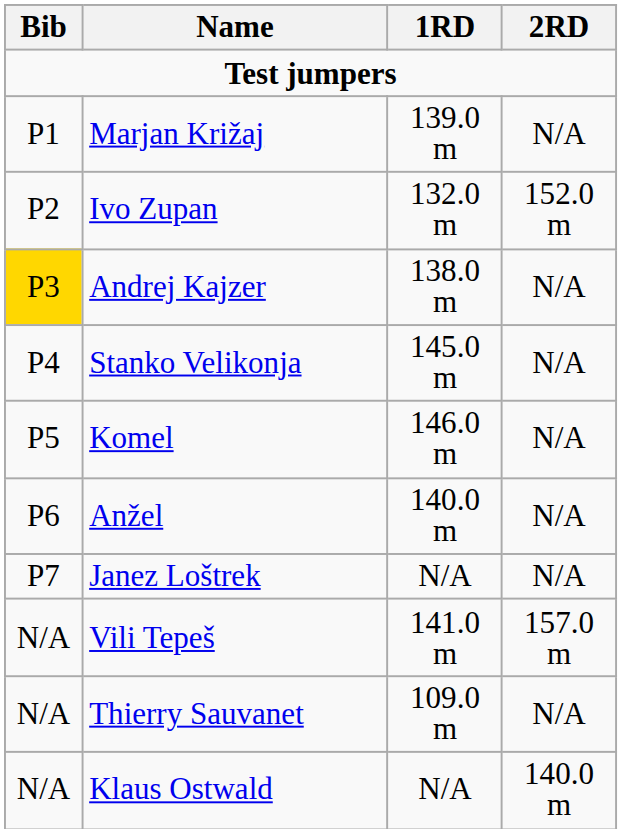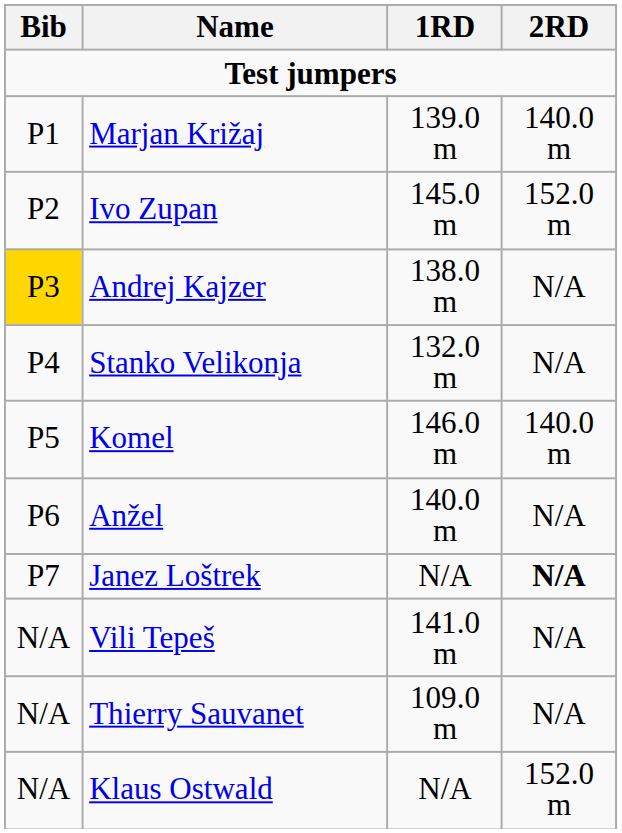(559, 133) N/A -> (559, 133) 140.0 m
(445, 209) 132.0 m -> (445, 209) 145.0 m
(445, 362) 145.0 m -> (445, 362) 132.0 m
(559, 438) N/A -> (559, 438) 140.0 m
(559, 576) normal -> (559, 576) bold
(559, 637) 157.0 m -> (559, 637) N/A
(559, 789) 140.0 m -> (559, 789) 152.0 m
